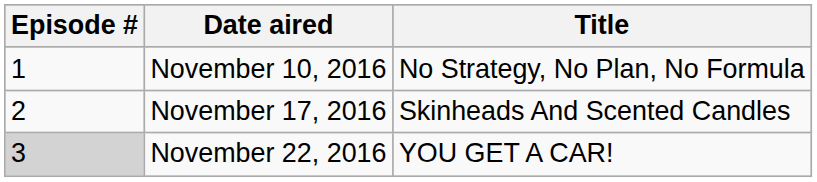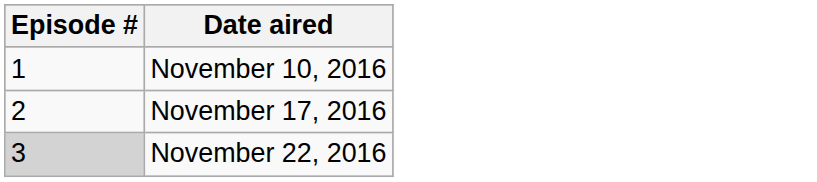- column: (602, 25)
